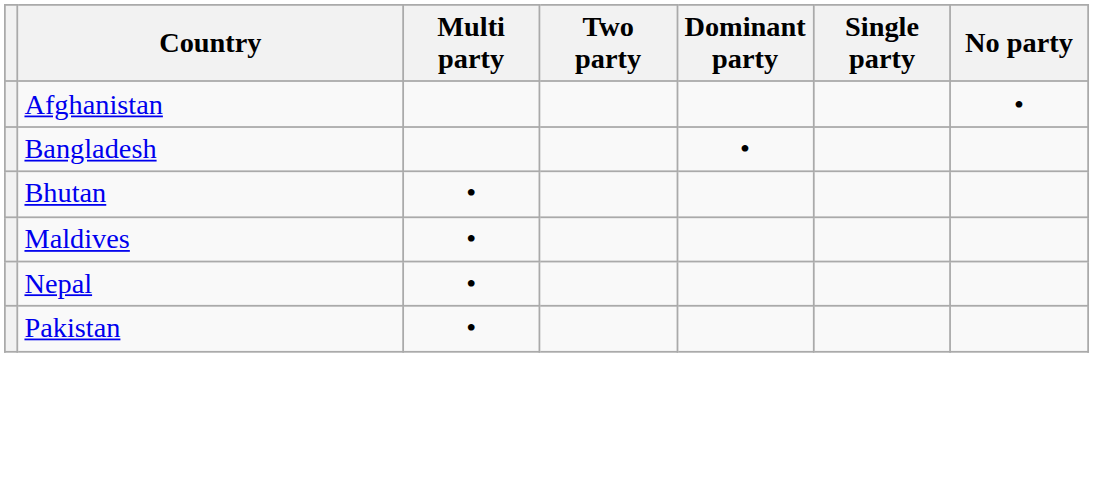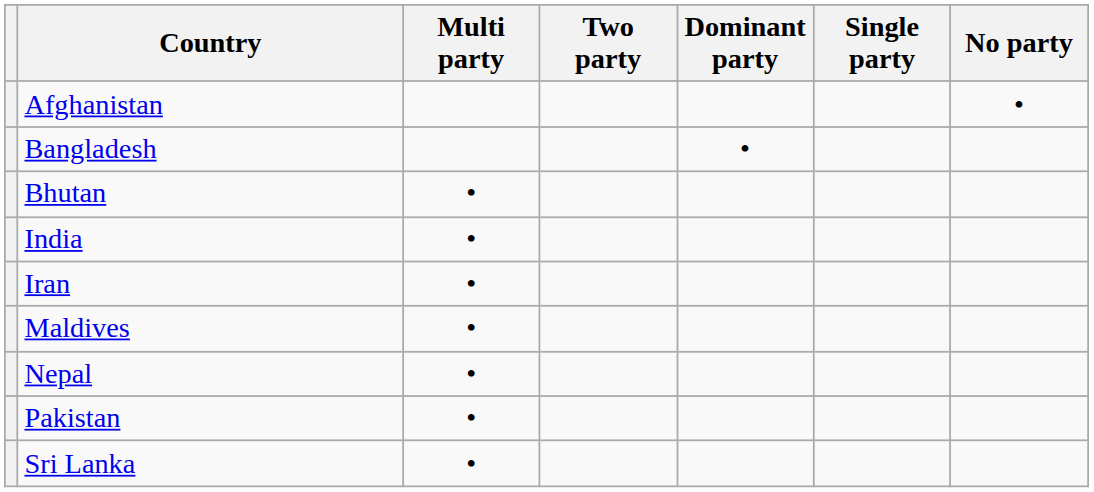+ row: (54, 238)
+ row: (47, 283)
+ row: (80, 463)
